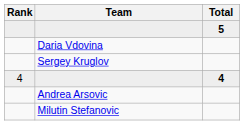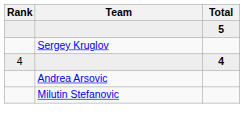- row: (70, 45)
